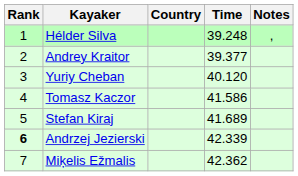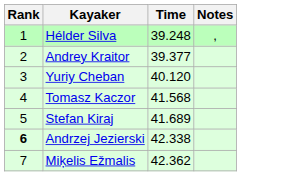- column: (176, 14)
(227, 98) 41.586 -> (171, 98) 41.568
(227, 139) 42.339 -> (171, 139) 42.338
